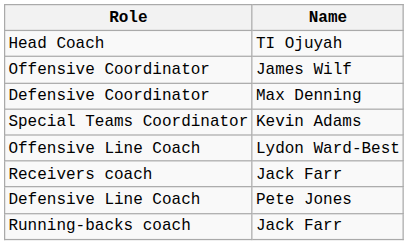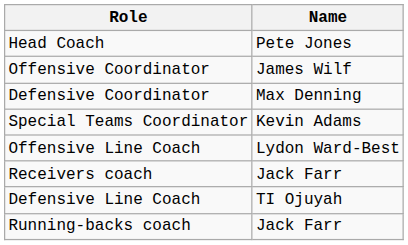(299, 44) TI Ojuyah -> (304, 44) Pete Jones
(304, 200) Pete Jones -> (299, 200) TI Ojuyah
